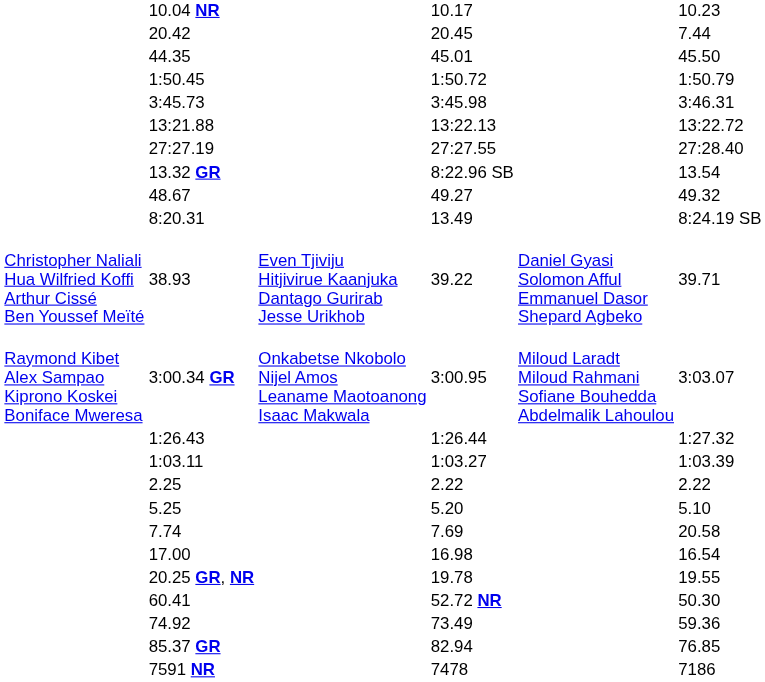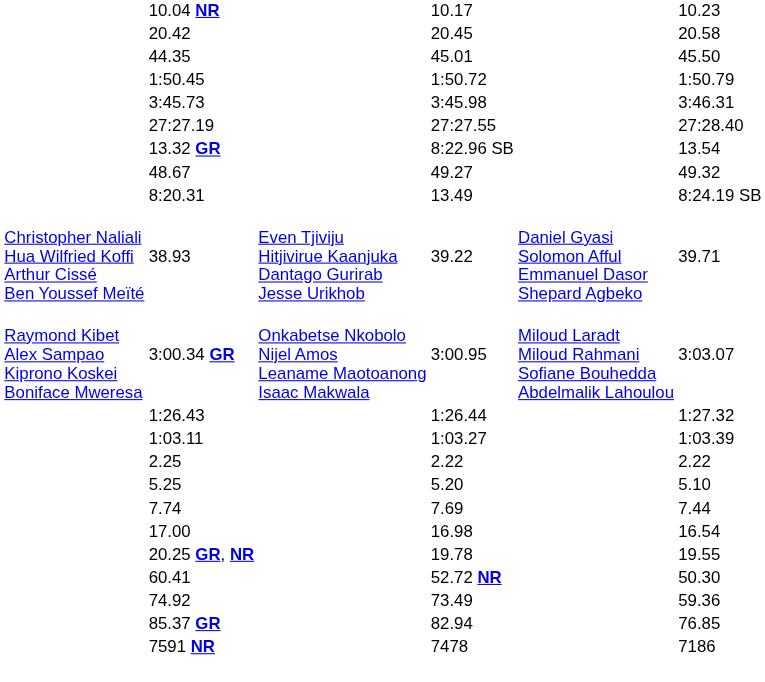(695, 33) 7.44 -> (699, 33) 20.58
- row: (181, 126)
(699, 531) 20.58 -> (695, 508) 7.44
